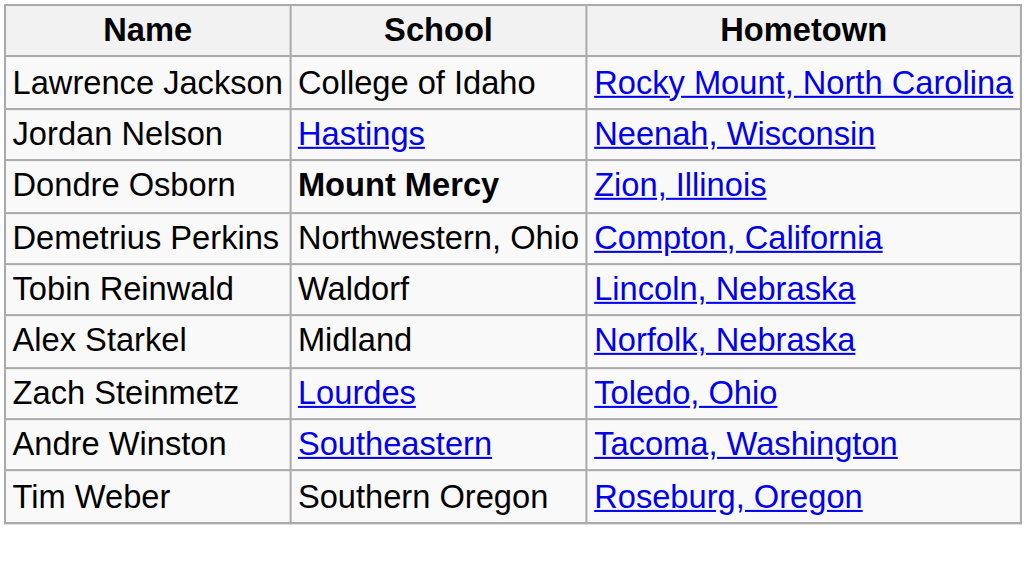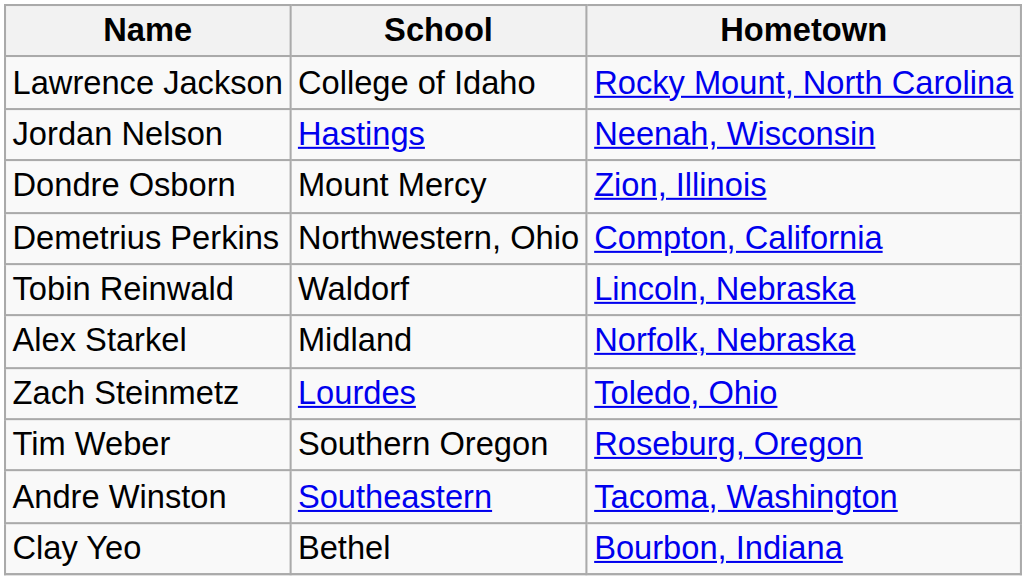(399, 185) bold -> (392, 185) normal
rows swapped: (91, 496) <-> (120, 444)
+ row: (77, 548)
